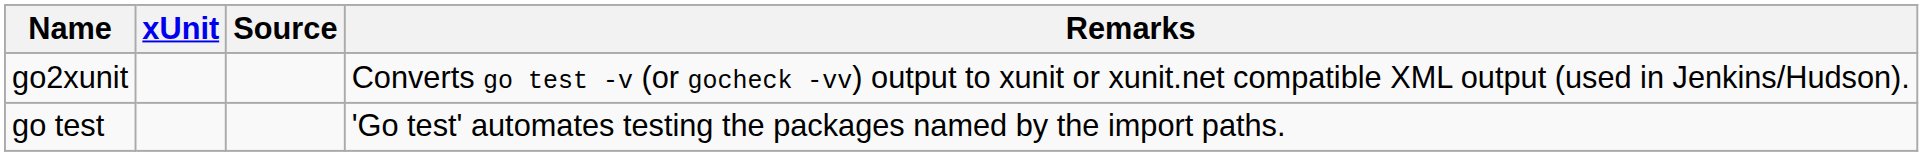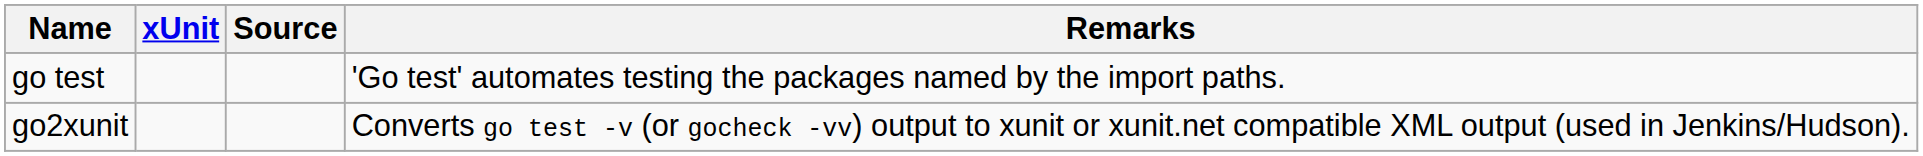rows swapped: (58, 126) <-> (70, 77)
